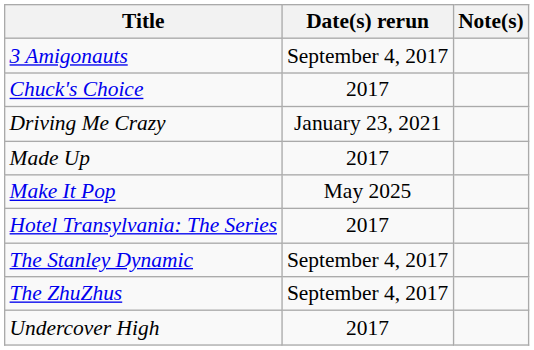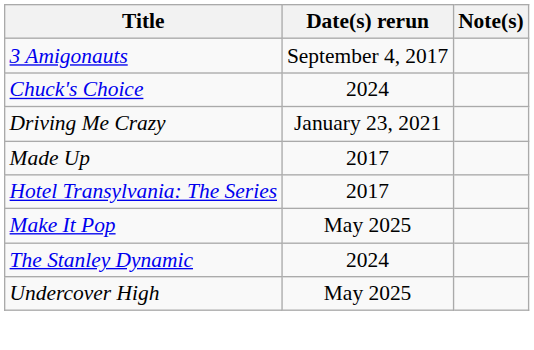(368, 89) 2017 -> (368, 89) 2024
rows swapped: (63, 191) <-> (143, 225)
(368, 259) September 4, 2017 -> (368, 259) 2024
- row: (66, 293)
(368, 327) 2017 -> (368, 293) May 2025
